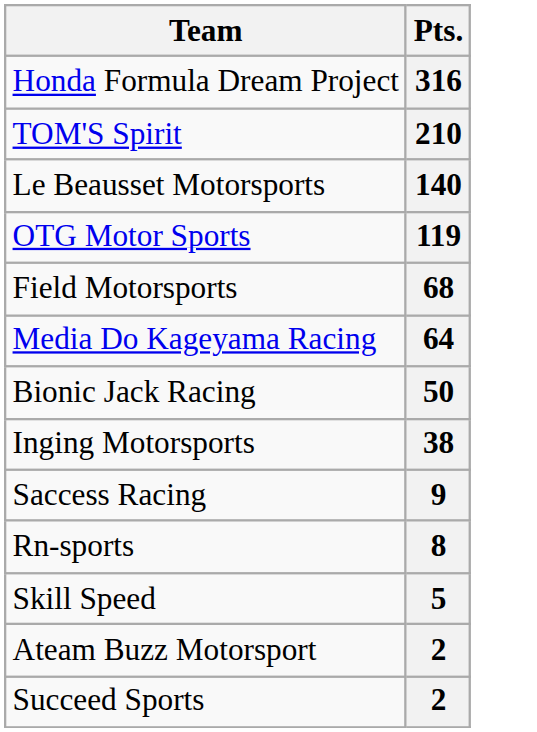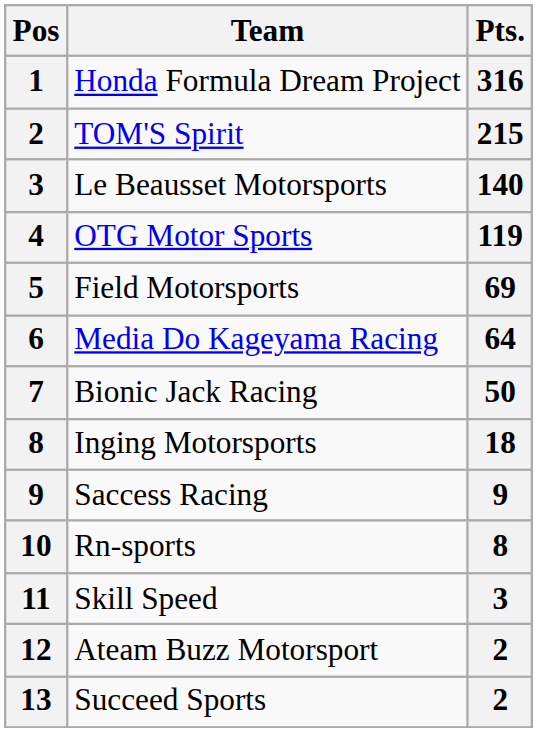+ column: (36, 29)
(439, 133) 210 -> (500, 133) 215
(439, 287) 68 -> (500, 287) 69
(439, 442) 38 -> (500, 442) 18
(439, 597) 5 -> (500, 597) 3
